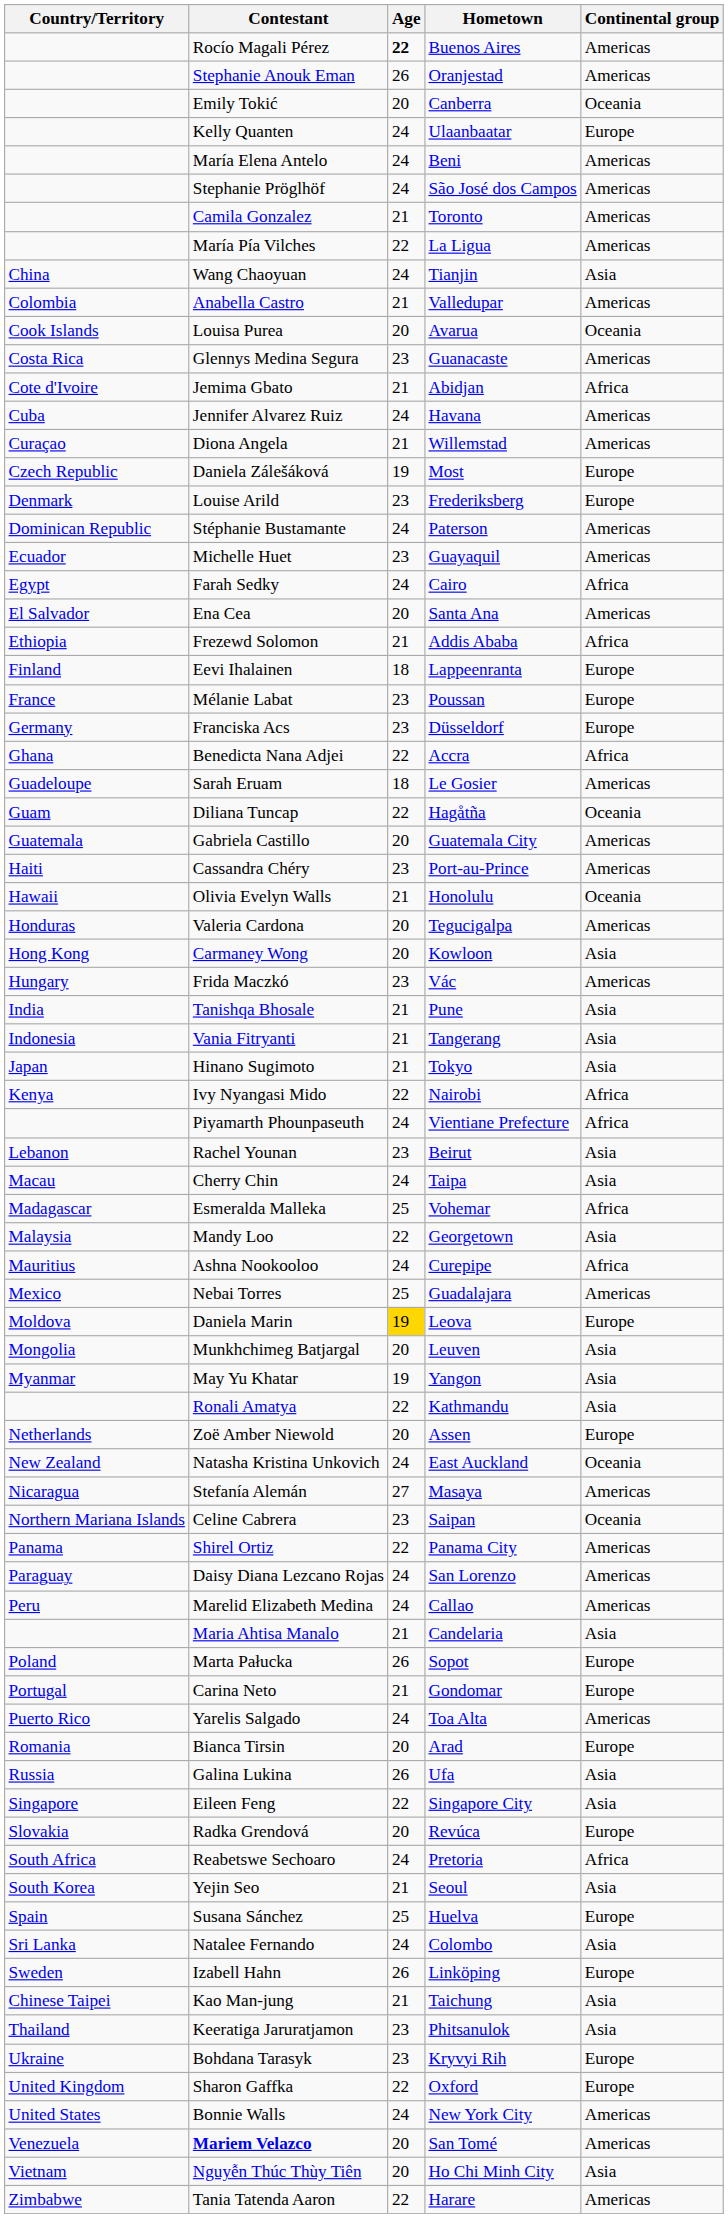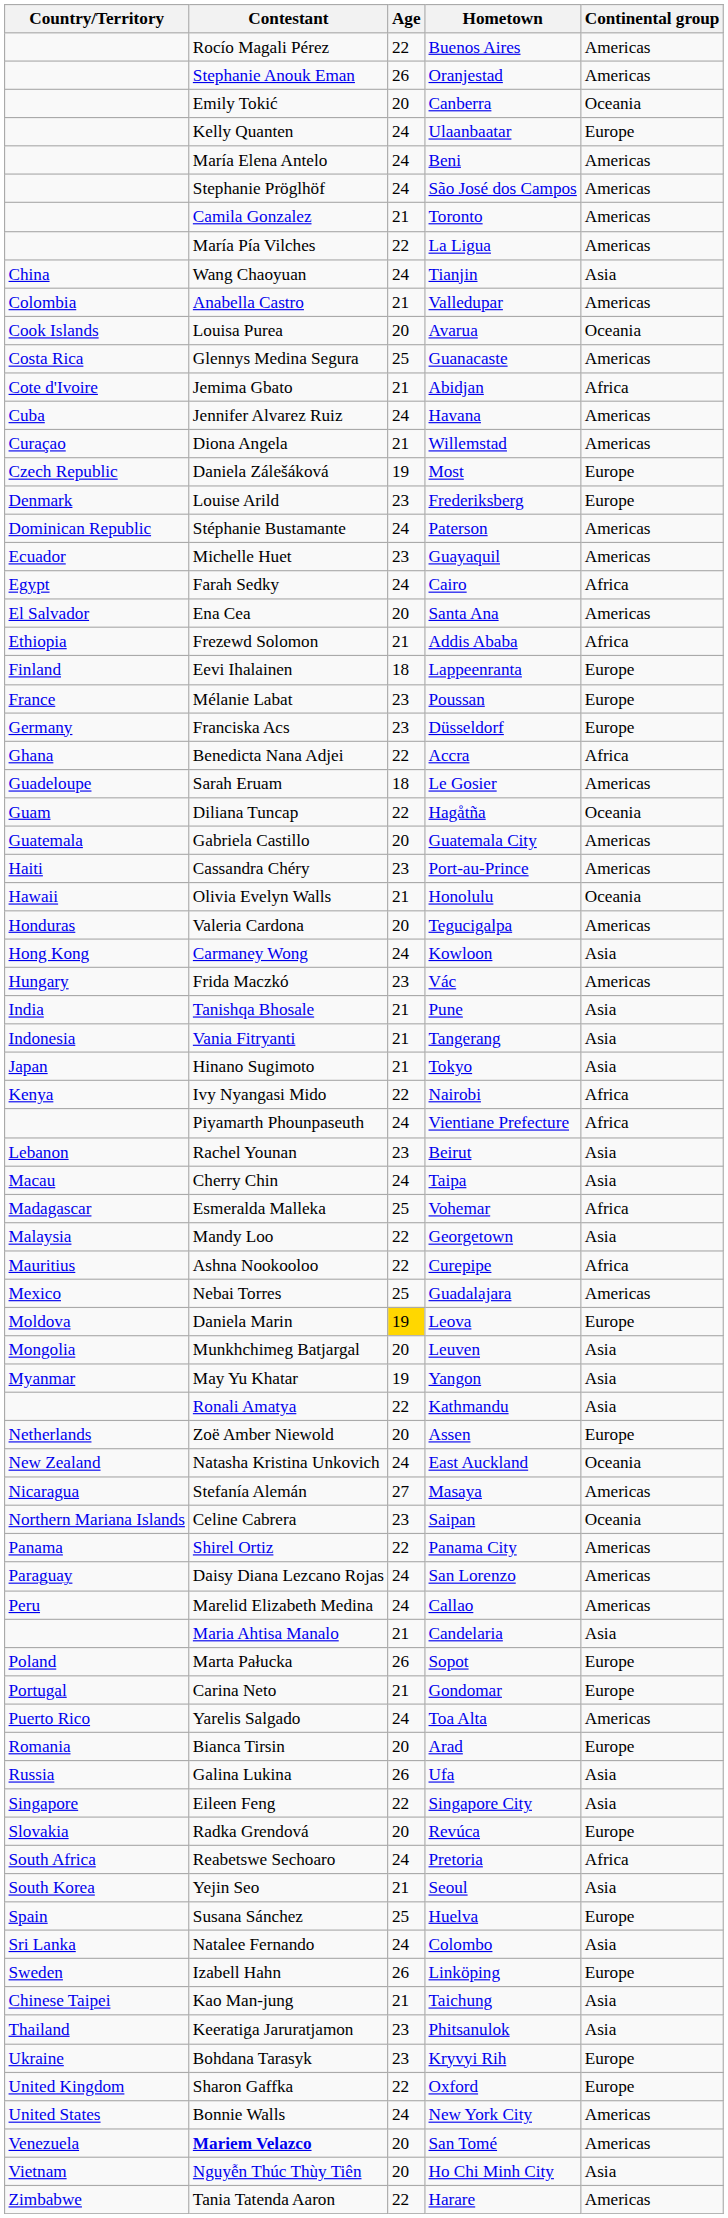(401, 47) bold -> (401, 47) normal
(401, 358) 23 -> (401, 358) 25
(401, 953) 20 -> (401, 953) 24
(401, 1264) 24 -> (401, 1264) 22
